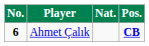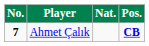(16, 32) 6 -> (16, 32) 7
